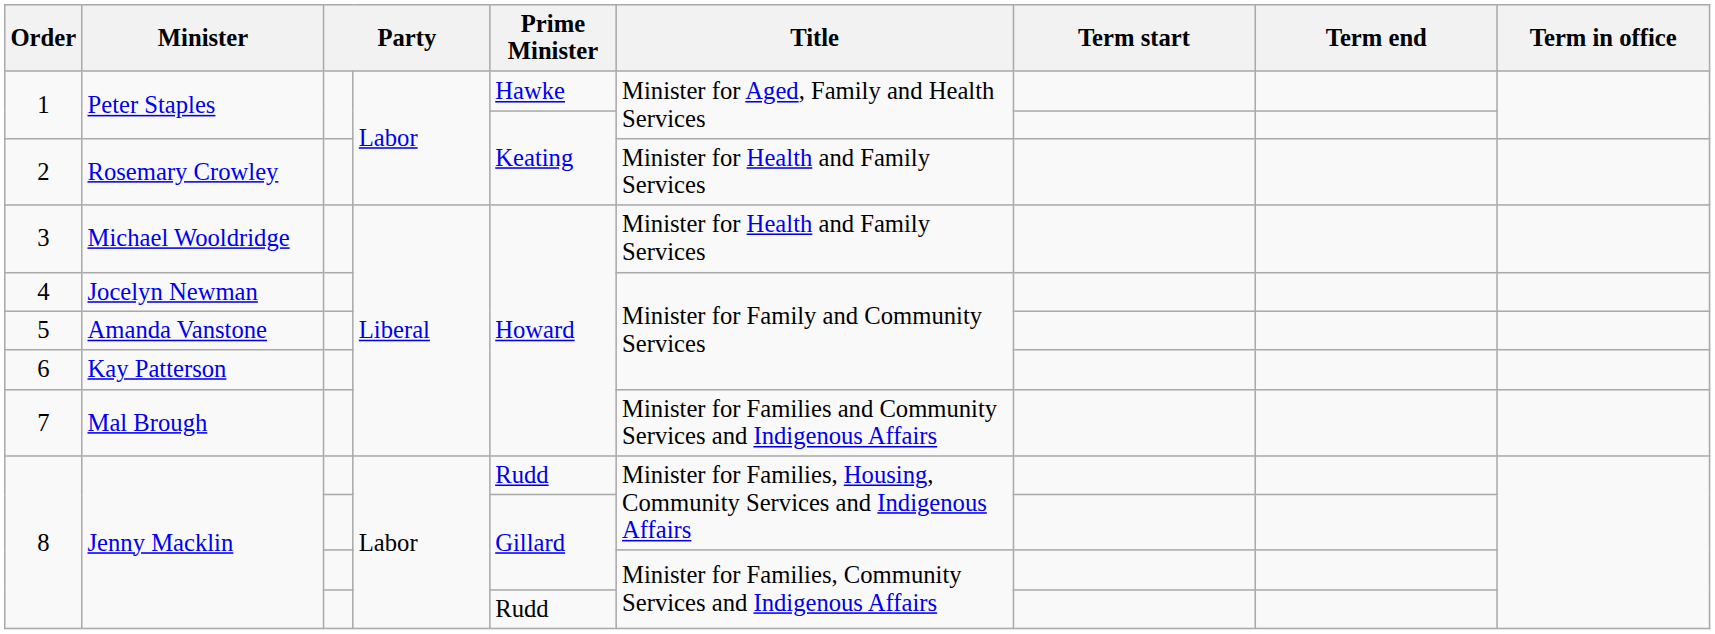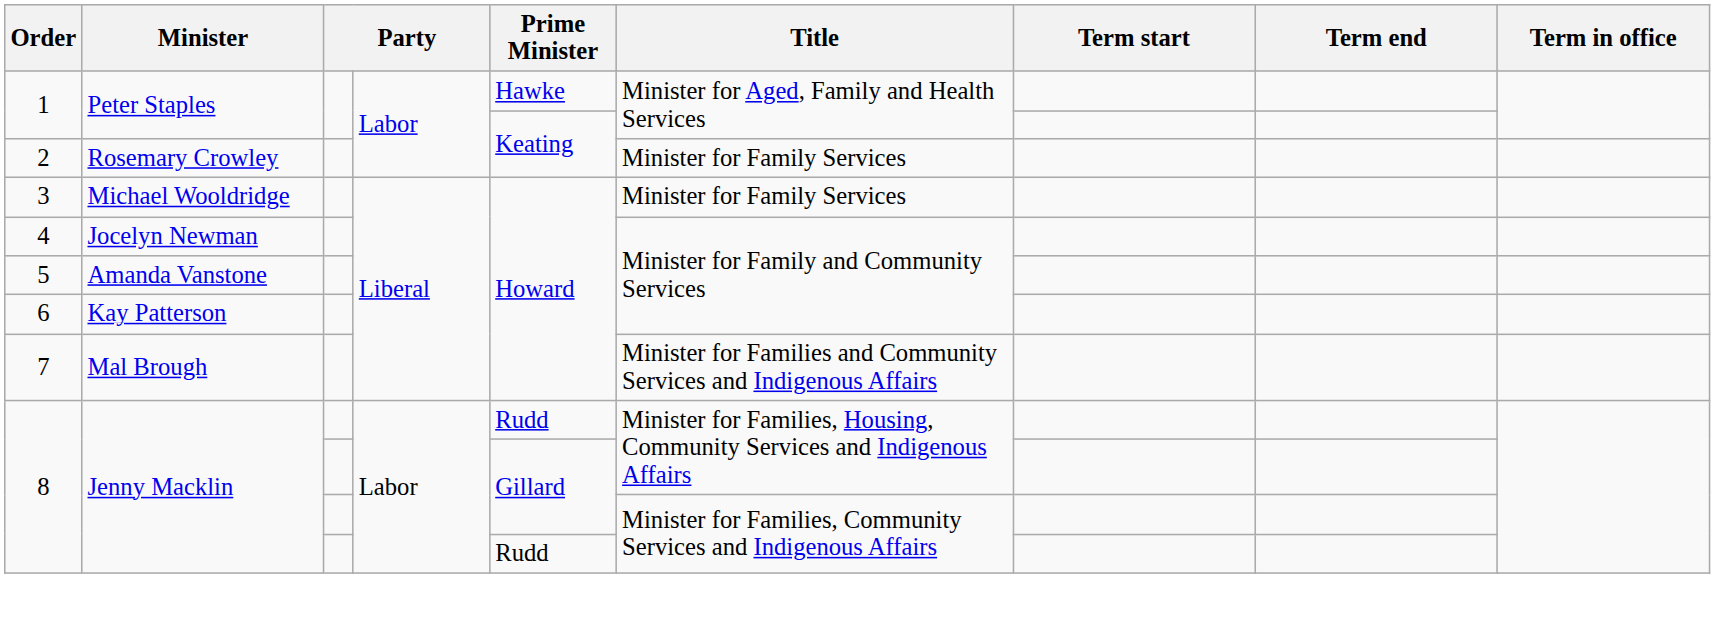(776, 171) Minister for Health and Family Services -> (764, 157) Minister for Family Services
(776, 238) Minister for Health and Family Services -> (764, 196) Minister for Family Services
